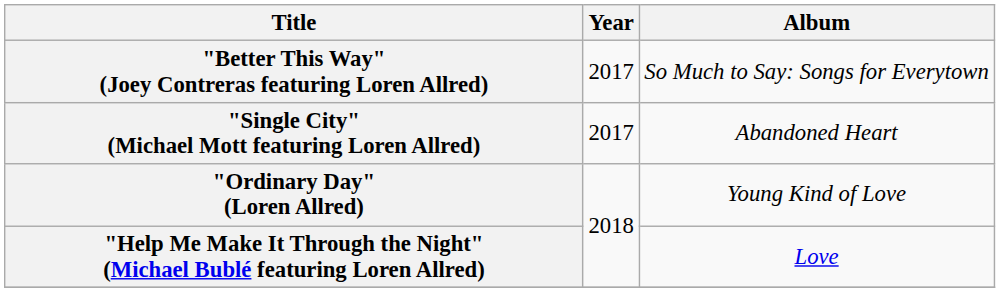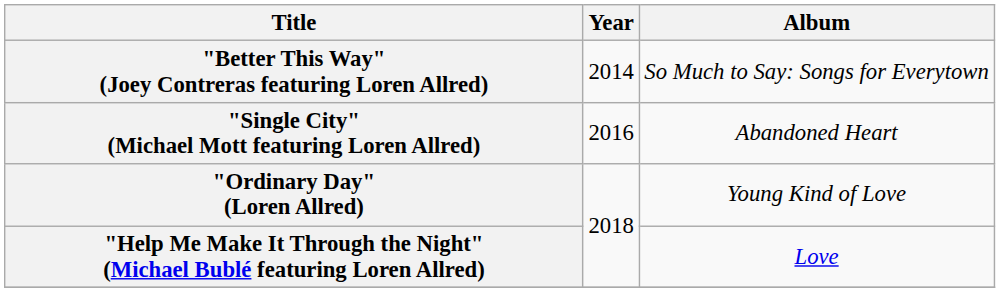(611, 71) 2017 -> (611, 71) 2014
(611, 132) 2017 -> (611, 132) 2016
